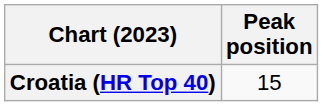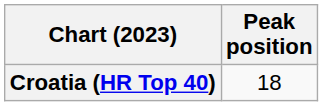(269, 82) 15 -> (269, 82) 18
